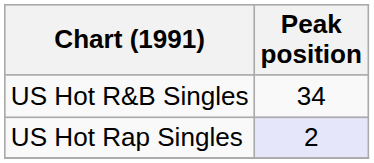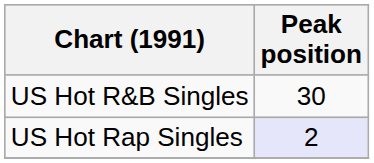(311, 95) 34 -> (311, 95) 30
